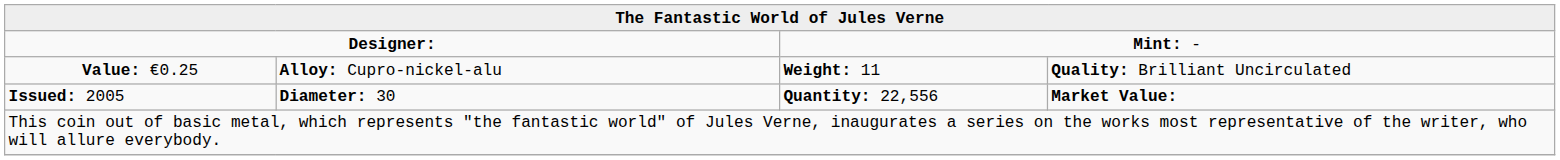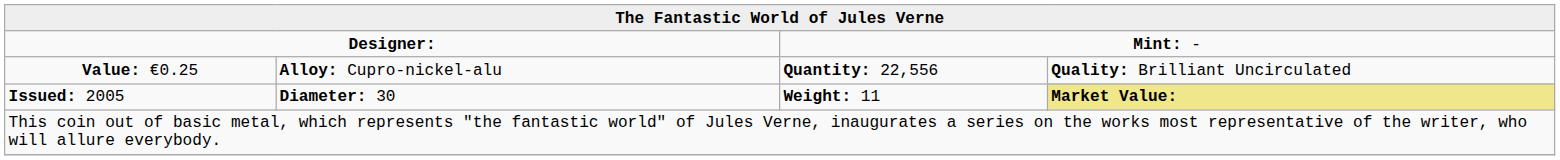(832, 70) Weight: 11 -> (861, 70) Quantity: 22,556
(861, 97) Quantity: 22,556 -> (832, 97) Weight: 11
(1114, 97) no background -> (1114, 97) khaki background
